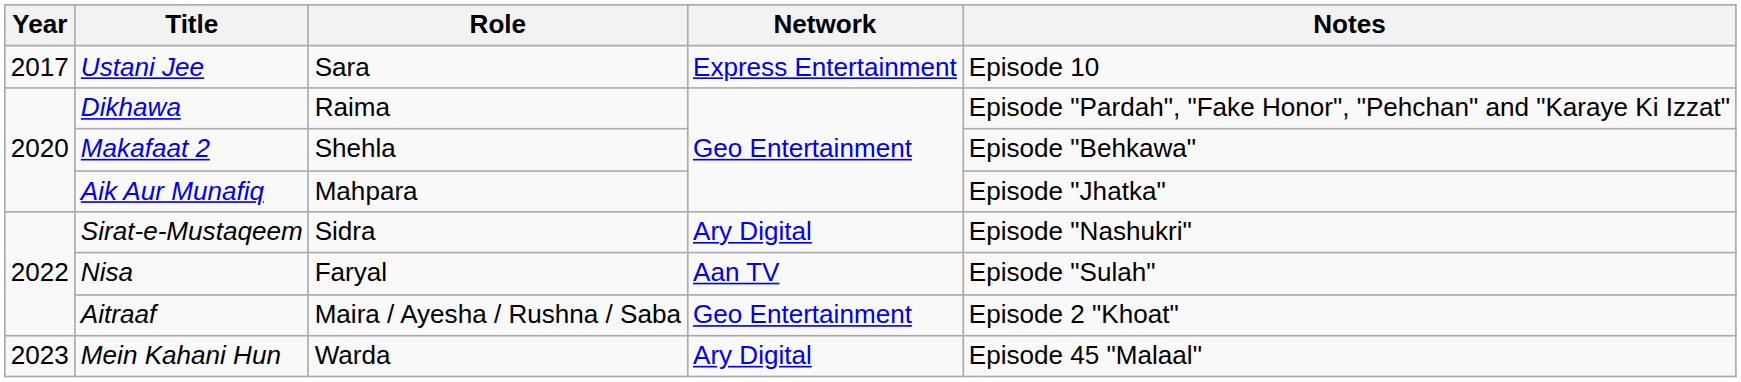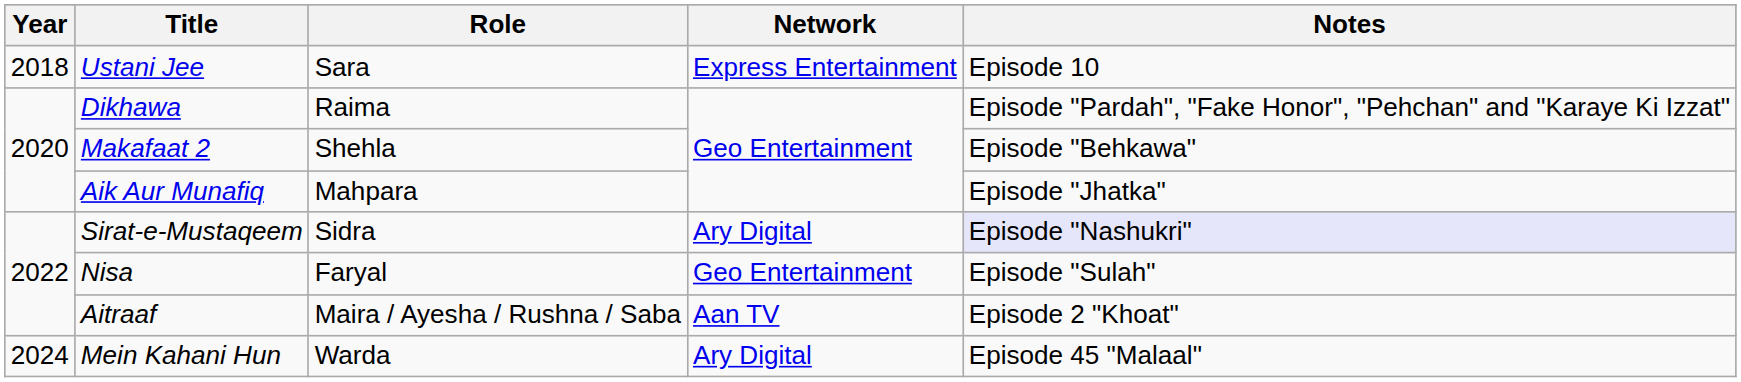(40, 66) 2017 -> (40, 66) 2018
(1080, 231) no background -> (1080, 231) lavender background
(736, 273) Aan TV -> (802, 273) Geo Entertainment
(802, 314) Geo Entertainment -> (736, 314) Aan TV
(40, 356) 2023 -> (40, 356) 2024
